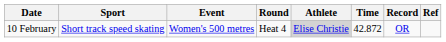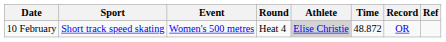(368, 28) 42.872 -> (368, 28) 48.872
